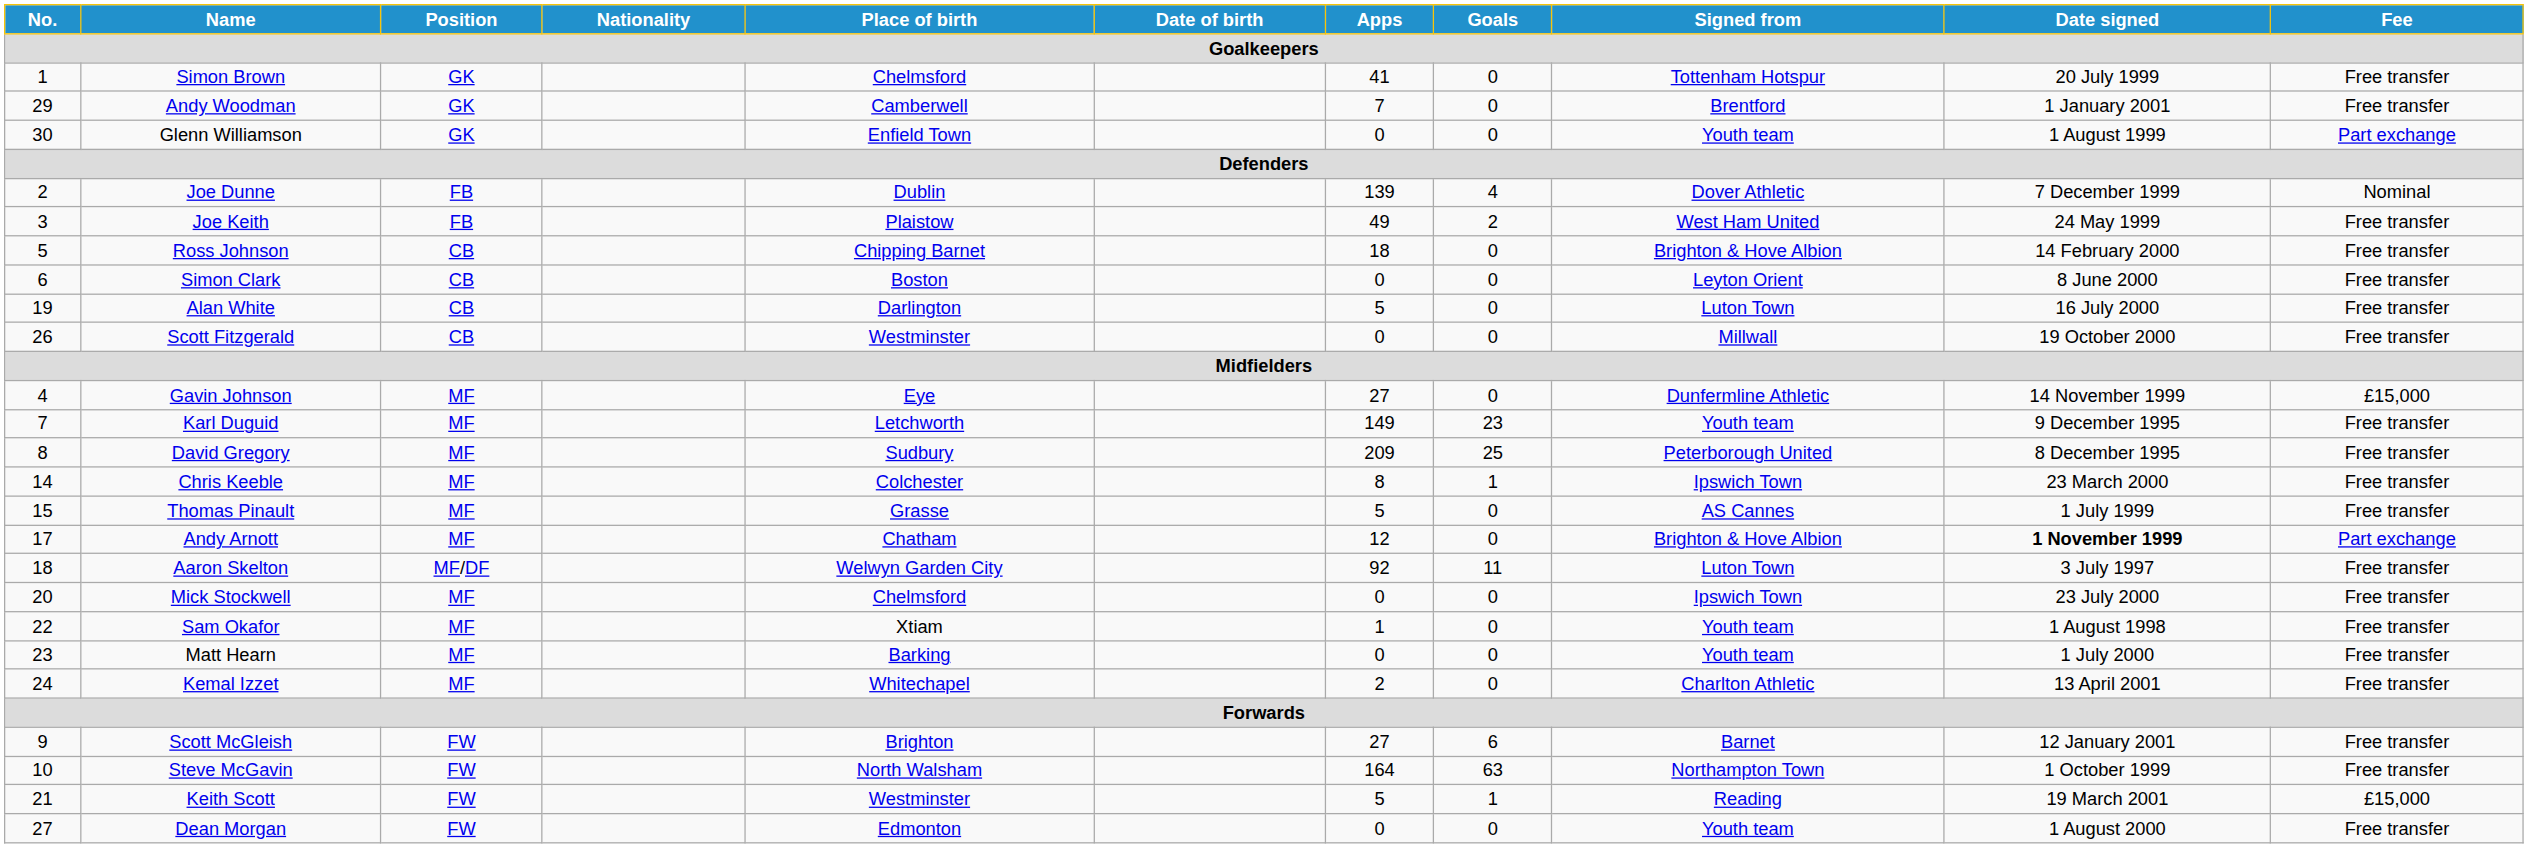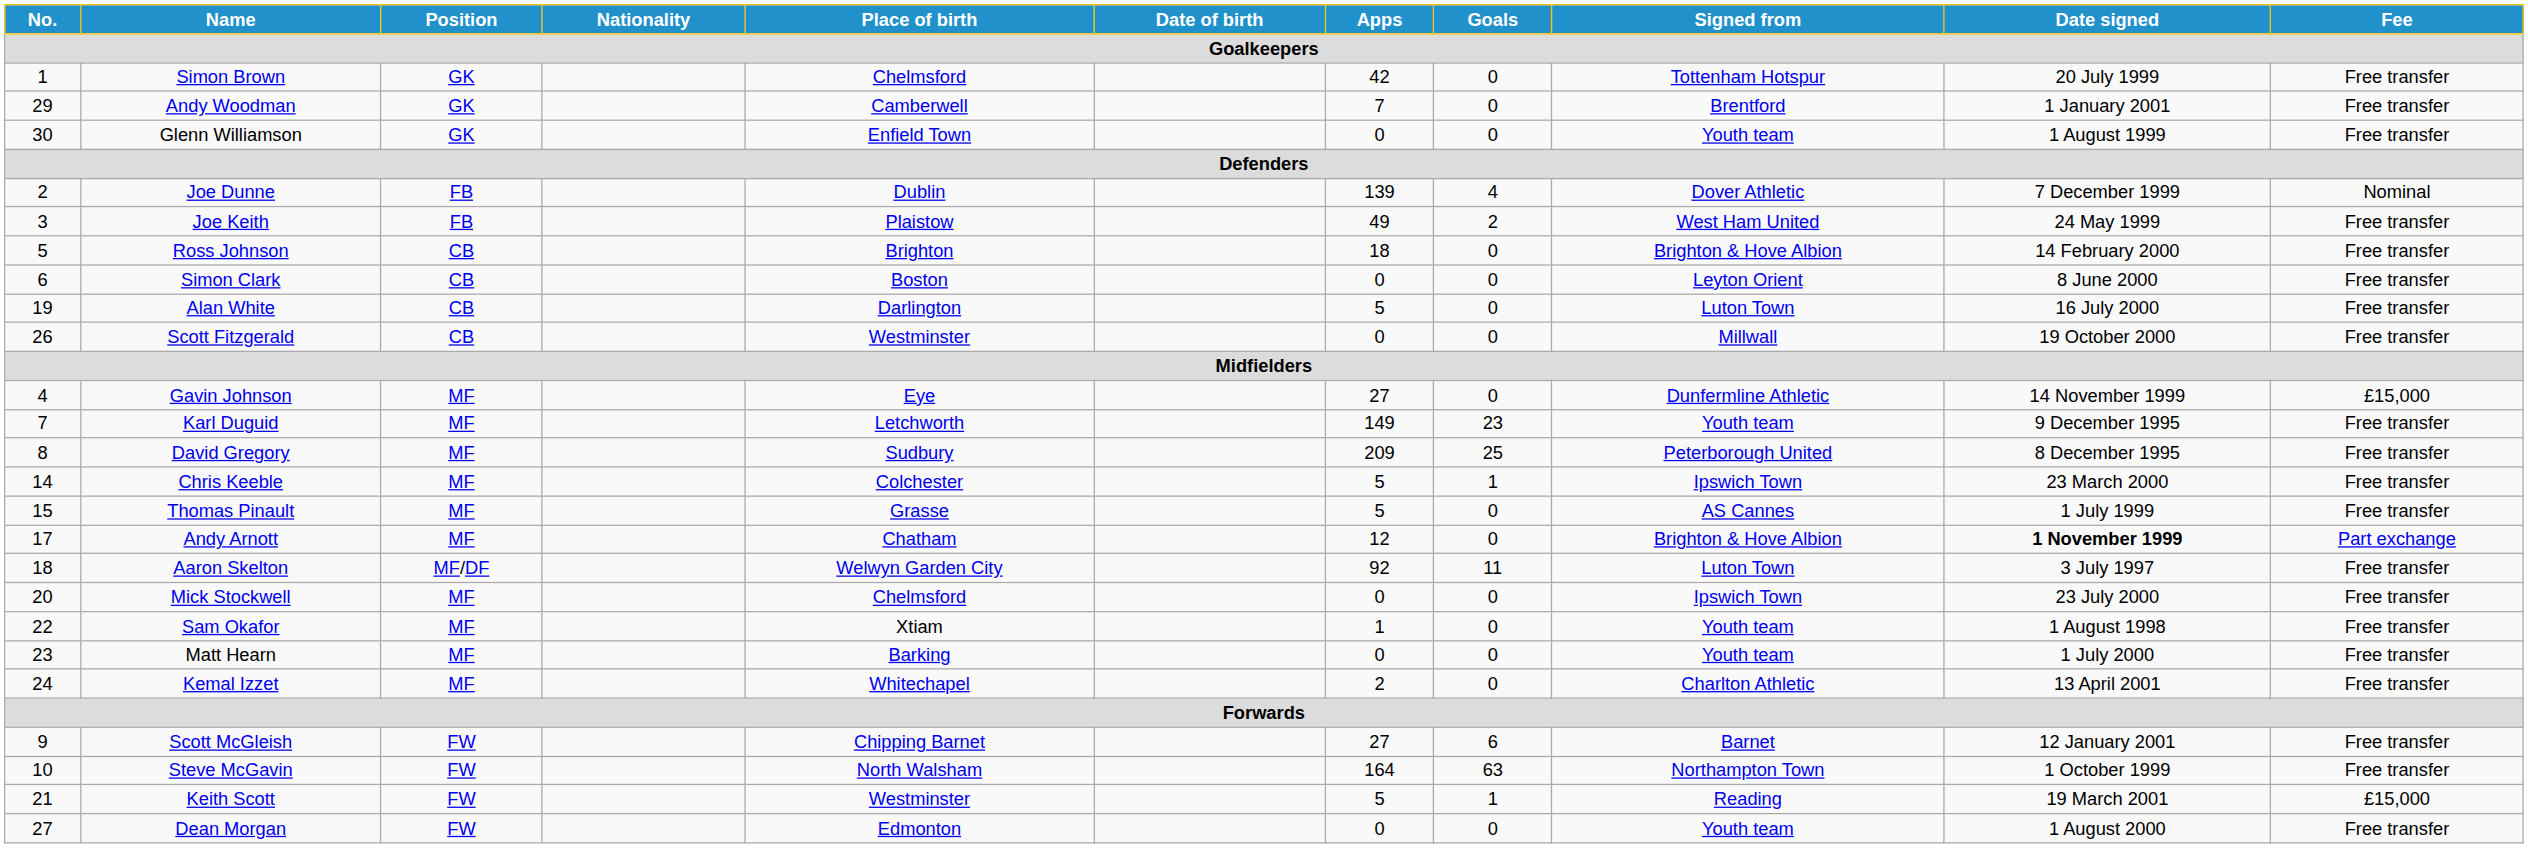(1380, 77) 41 -> (1380, 77) 42
(2397, 135) Part exchange -> (2397, 135) Free transfer
(919, 251) Chipping Barnet -> (919, 251) Brighton
(1380, 482) 8 -> (1380, 482) 5
(919, 742) Brighton -> (919, 742) Chipping Barnet
